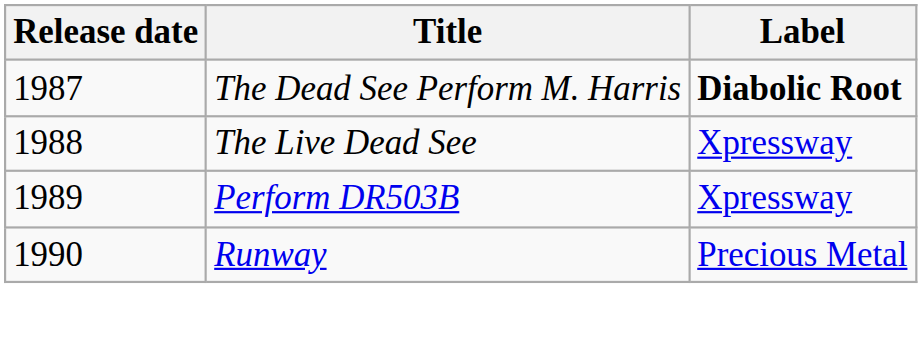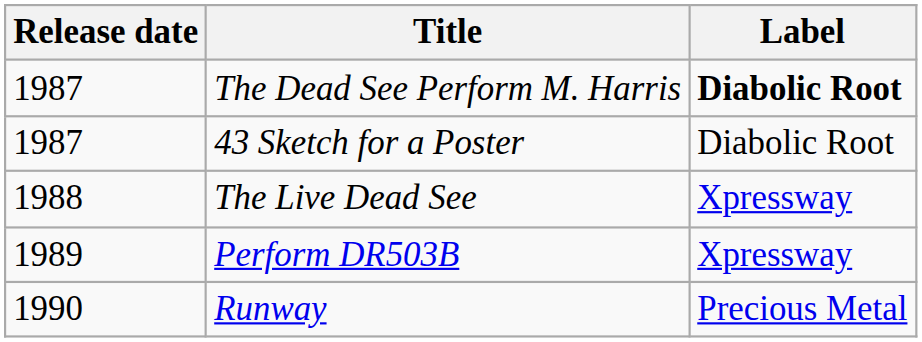+ row: (369, 142)
